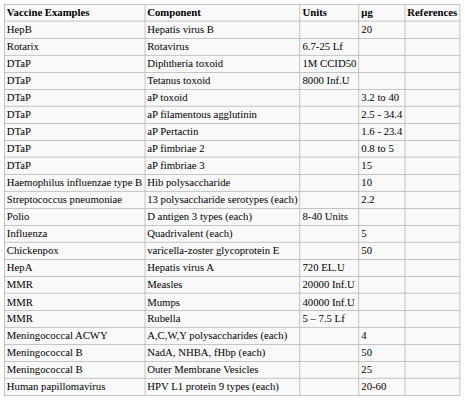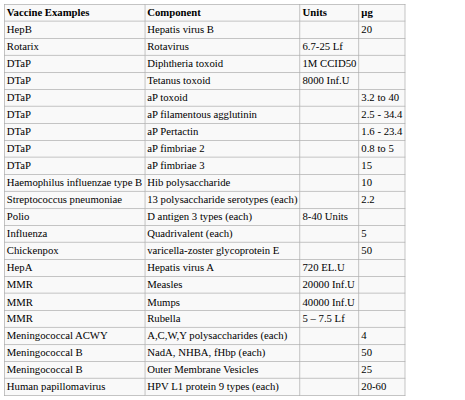- column: (432, 13)
